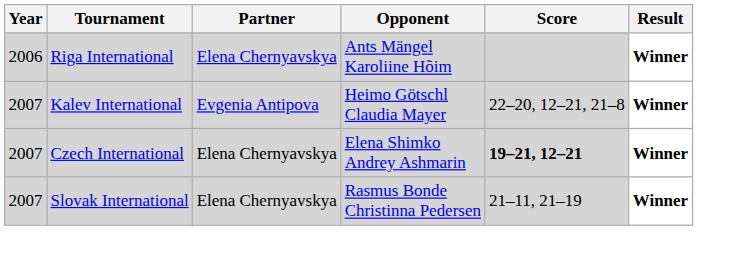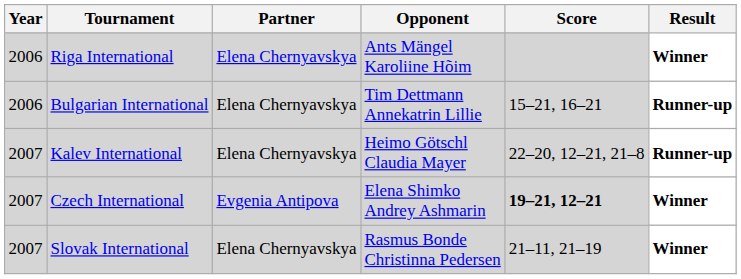+ row: (129, 105)
(258, 105) Evgenia Antipova -> (286, 153) Elena Chernyavskya
(660, 105) Winner -> (692, 153) Runner-up
(267, 153) Elena Chernyavskya -> (278, 201) Evgenia Antipova
